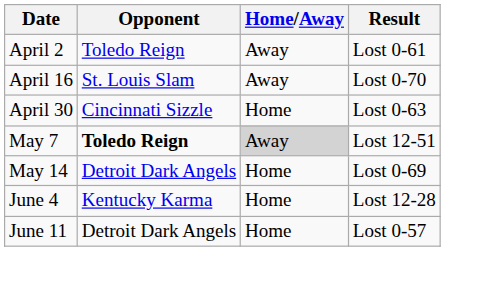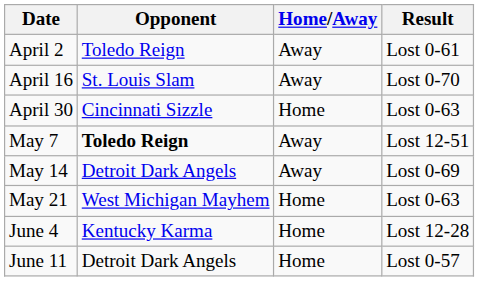(267, 140) lightgrey background -> (300, 140) no background
(268, 170) Home -> (300, 170) Away
+ row: (38, 200)
